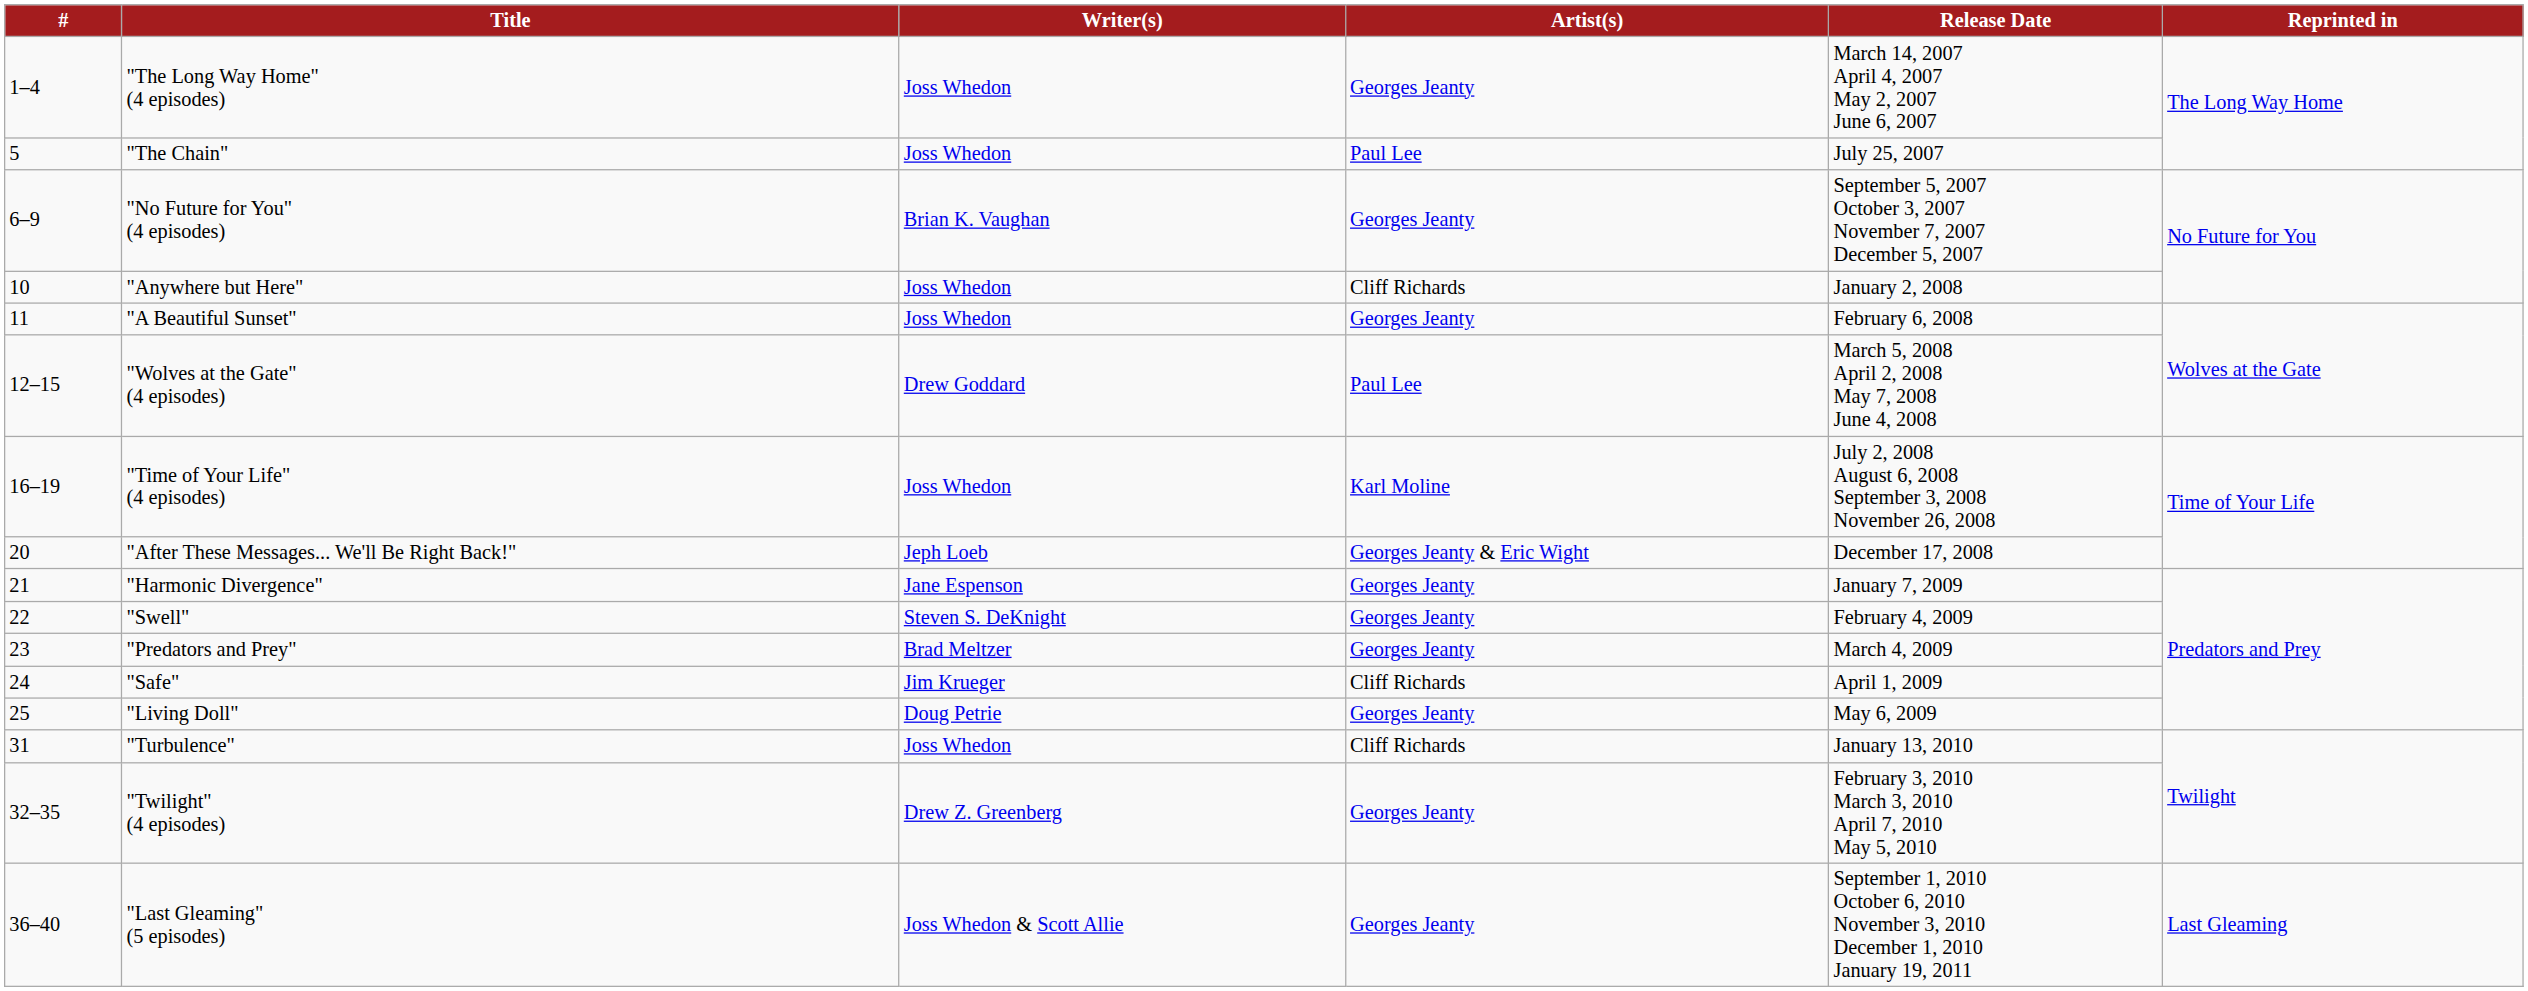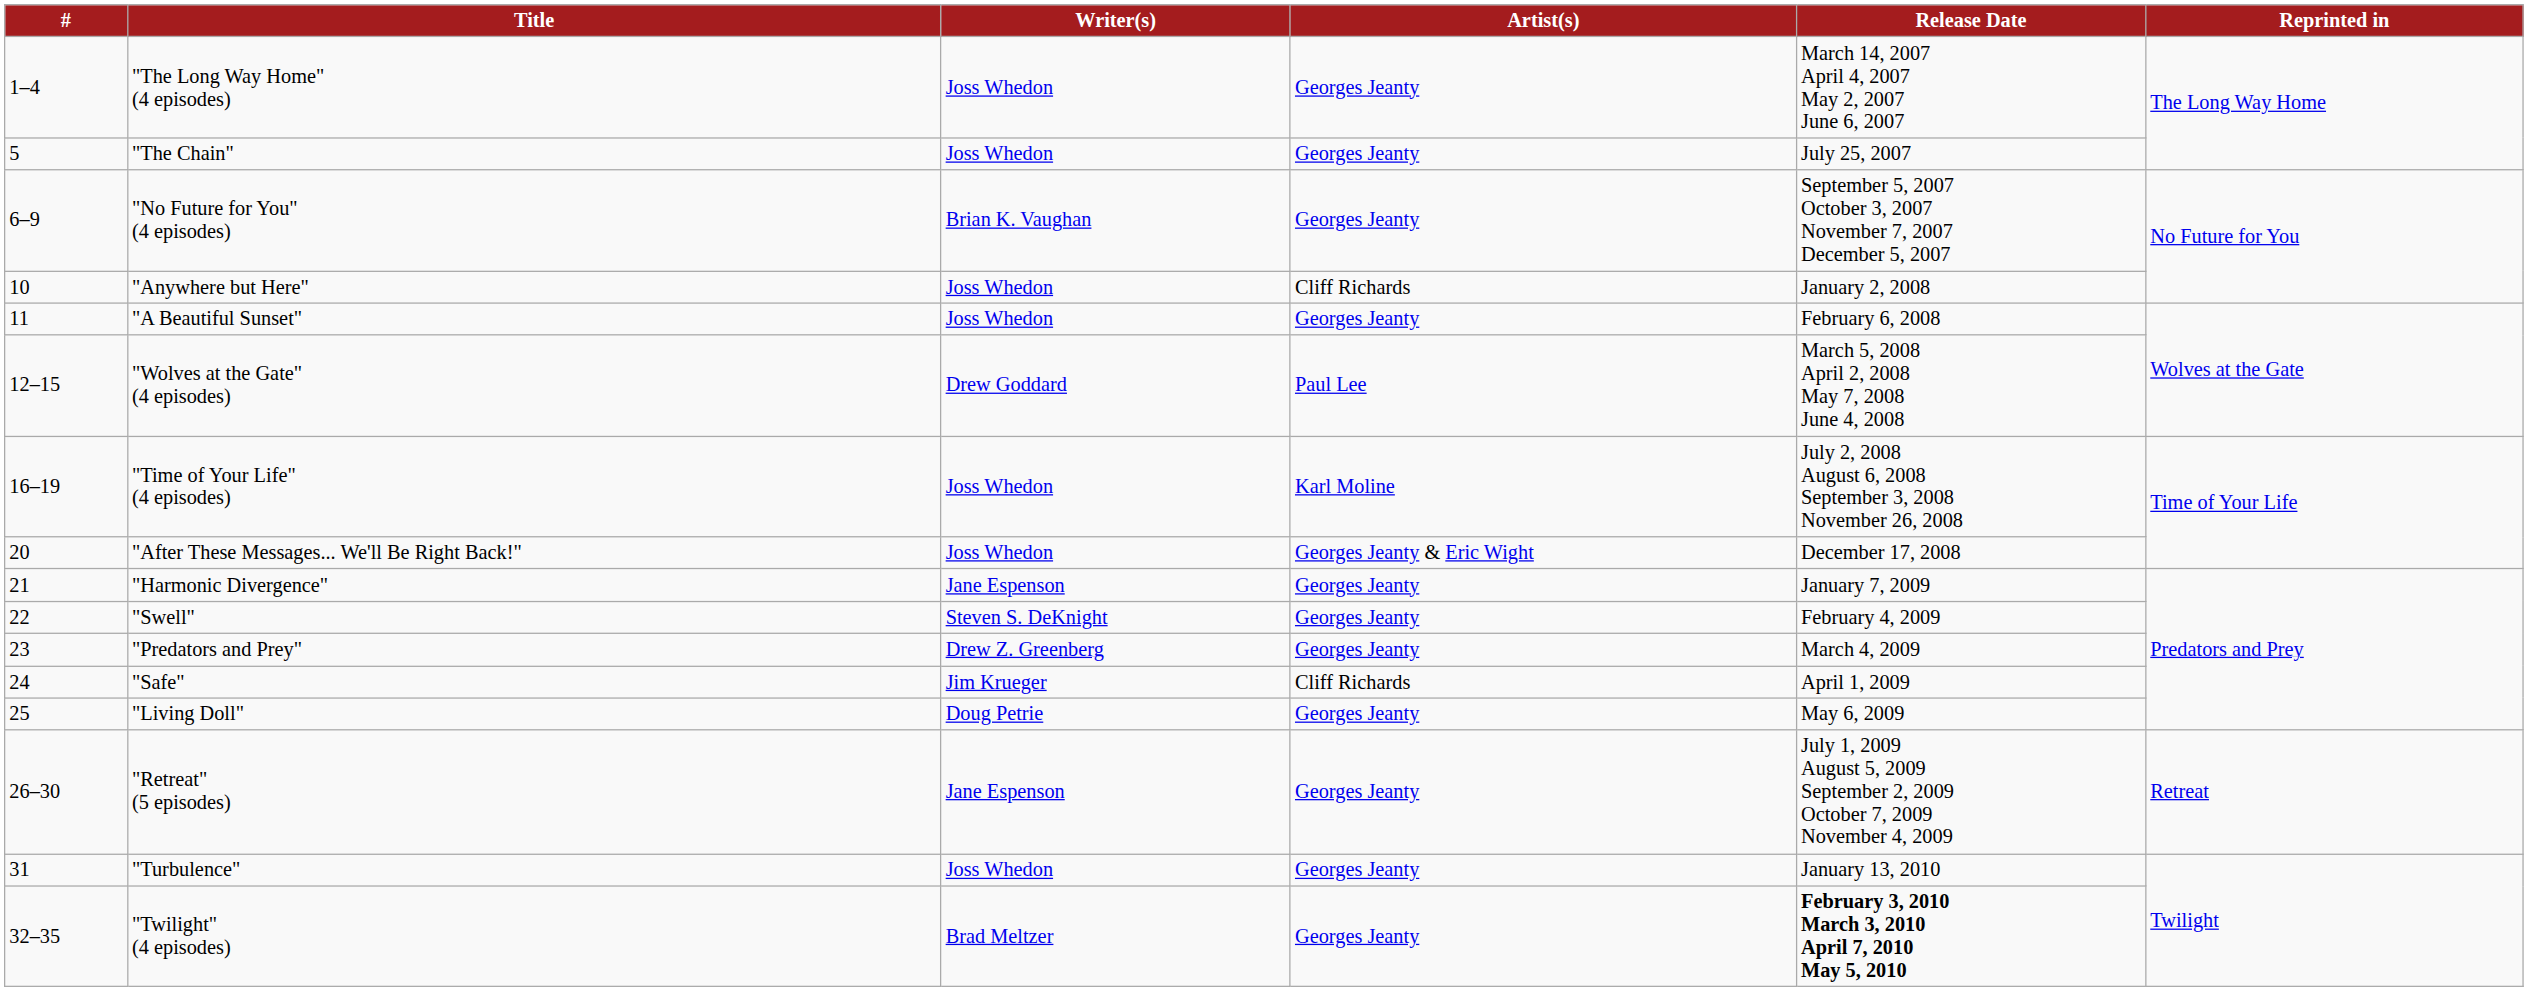(1386, 153) Paul Lee -> (1357, 153) Georges Jeanty
(946, 552) Jeph Loeb -> (999, 552) Joss Whedon
(958, 649) Brad Meltzer -> (1025, 649) Drew Z. Greenberg
+ row: (181, 791)
(1408, 746) Cliff Richards -> (1357, 869) Georges Jeanty
(983, 812) Drew Z. Greenberg -> (1000, 936) Brad Meltzer
(1903, 812) normal -> (1875, 936) bold
- row: (195, 924)
